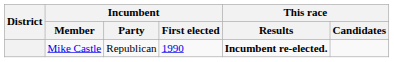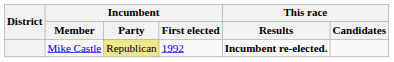(131, 48) no background -> (131, 48) khaki background
(173, 48) 1990 -> (173, 48) 1992
